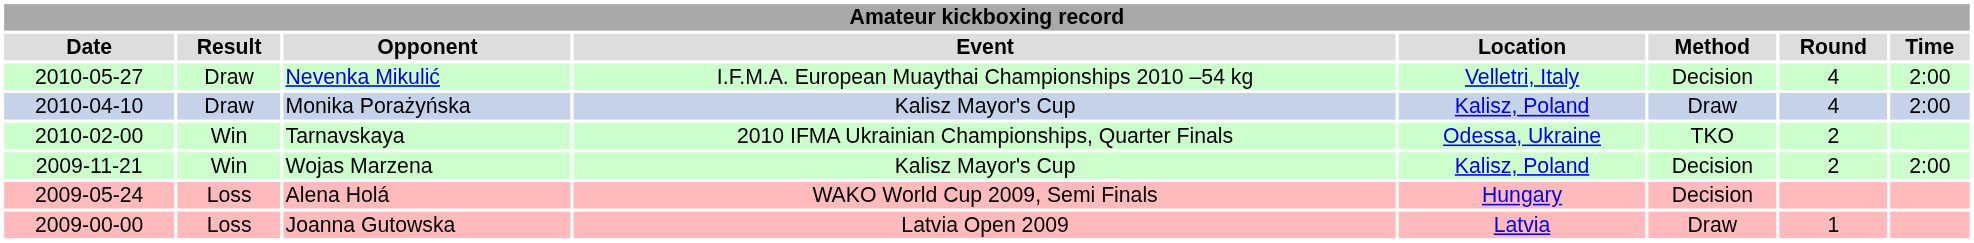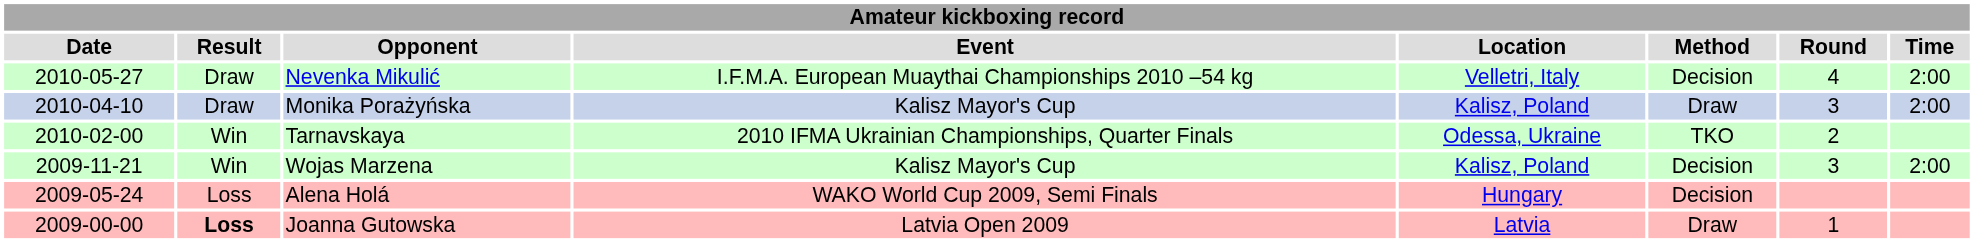(1833, 107) 4 -> (1833, 107) 3
(1833, 166) 2 -> (1833, 166) 3
(229, 225) normal -> (229, 225) bold
